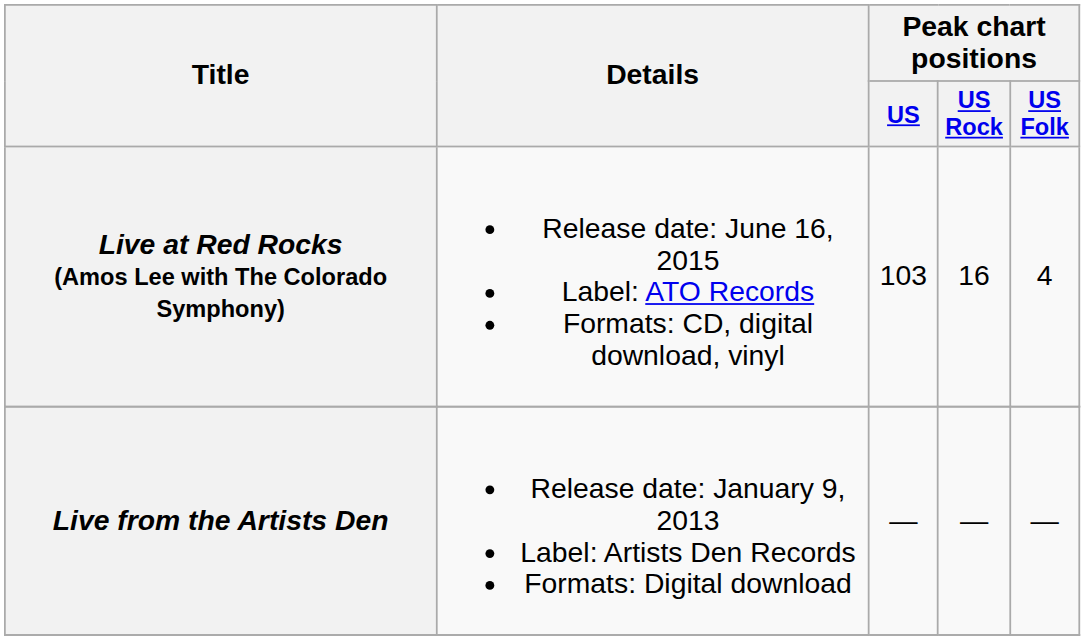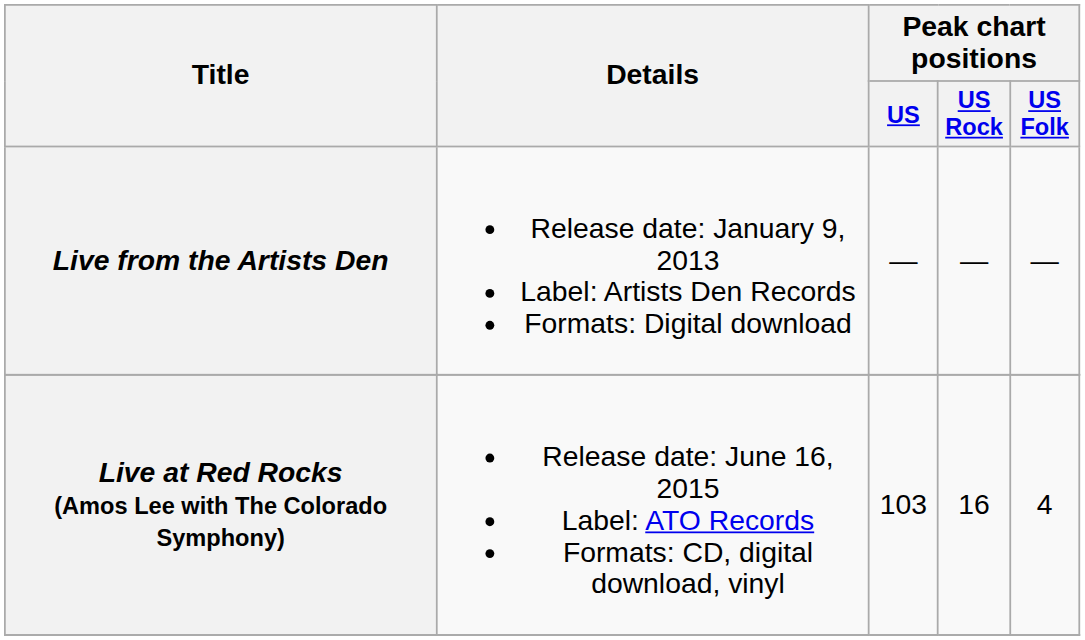rows swapped: (221, 520) <-> (221, 275)
